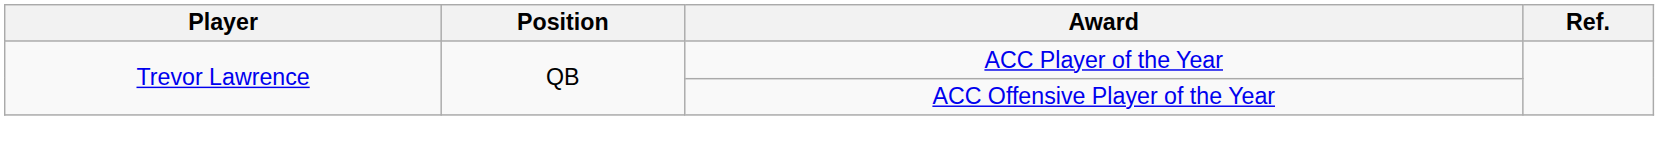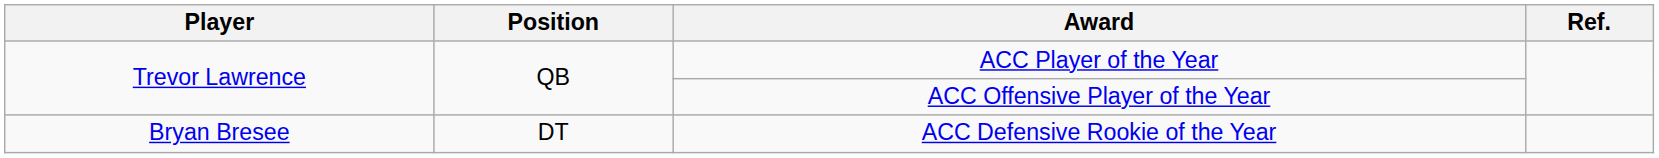+ row: (1099, 133)
